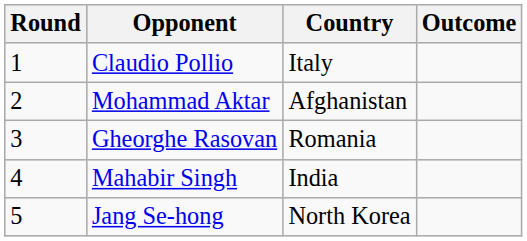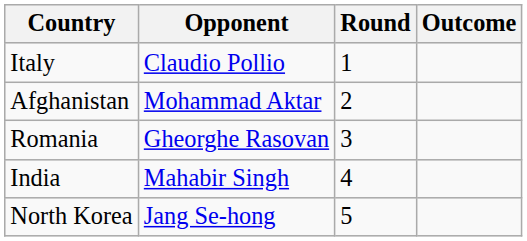columns swapped: (46, 23) <-> (349, 23)
